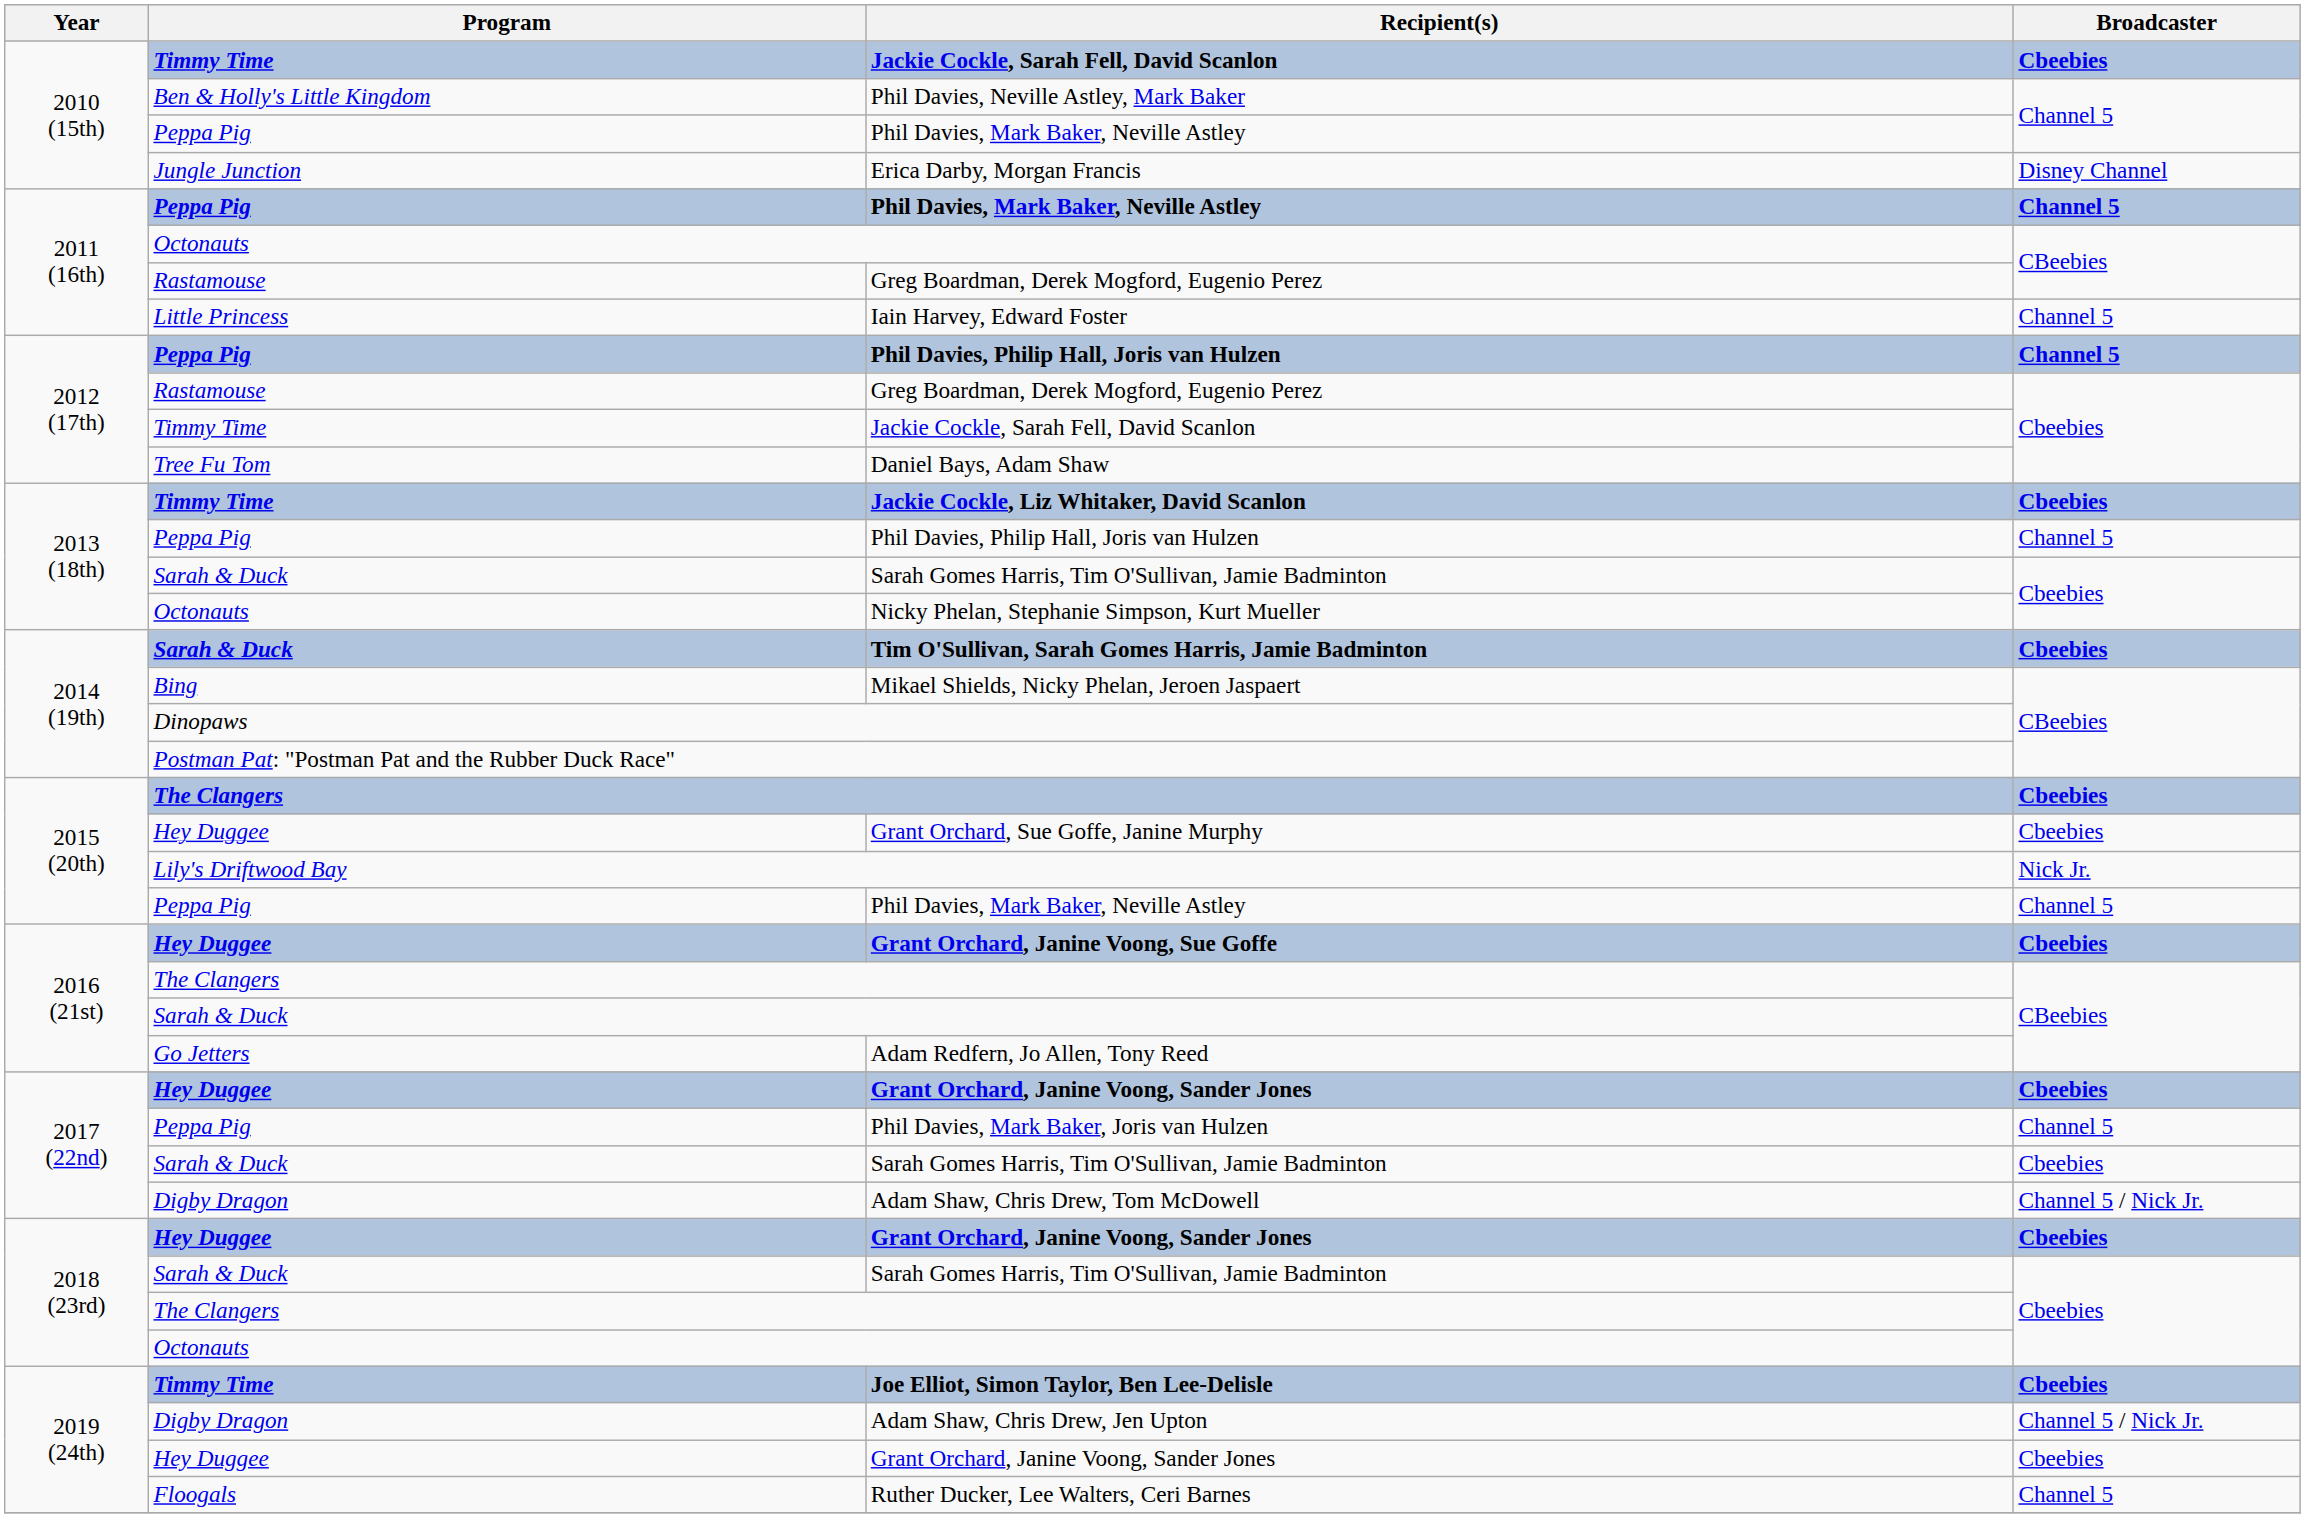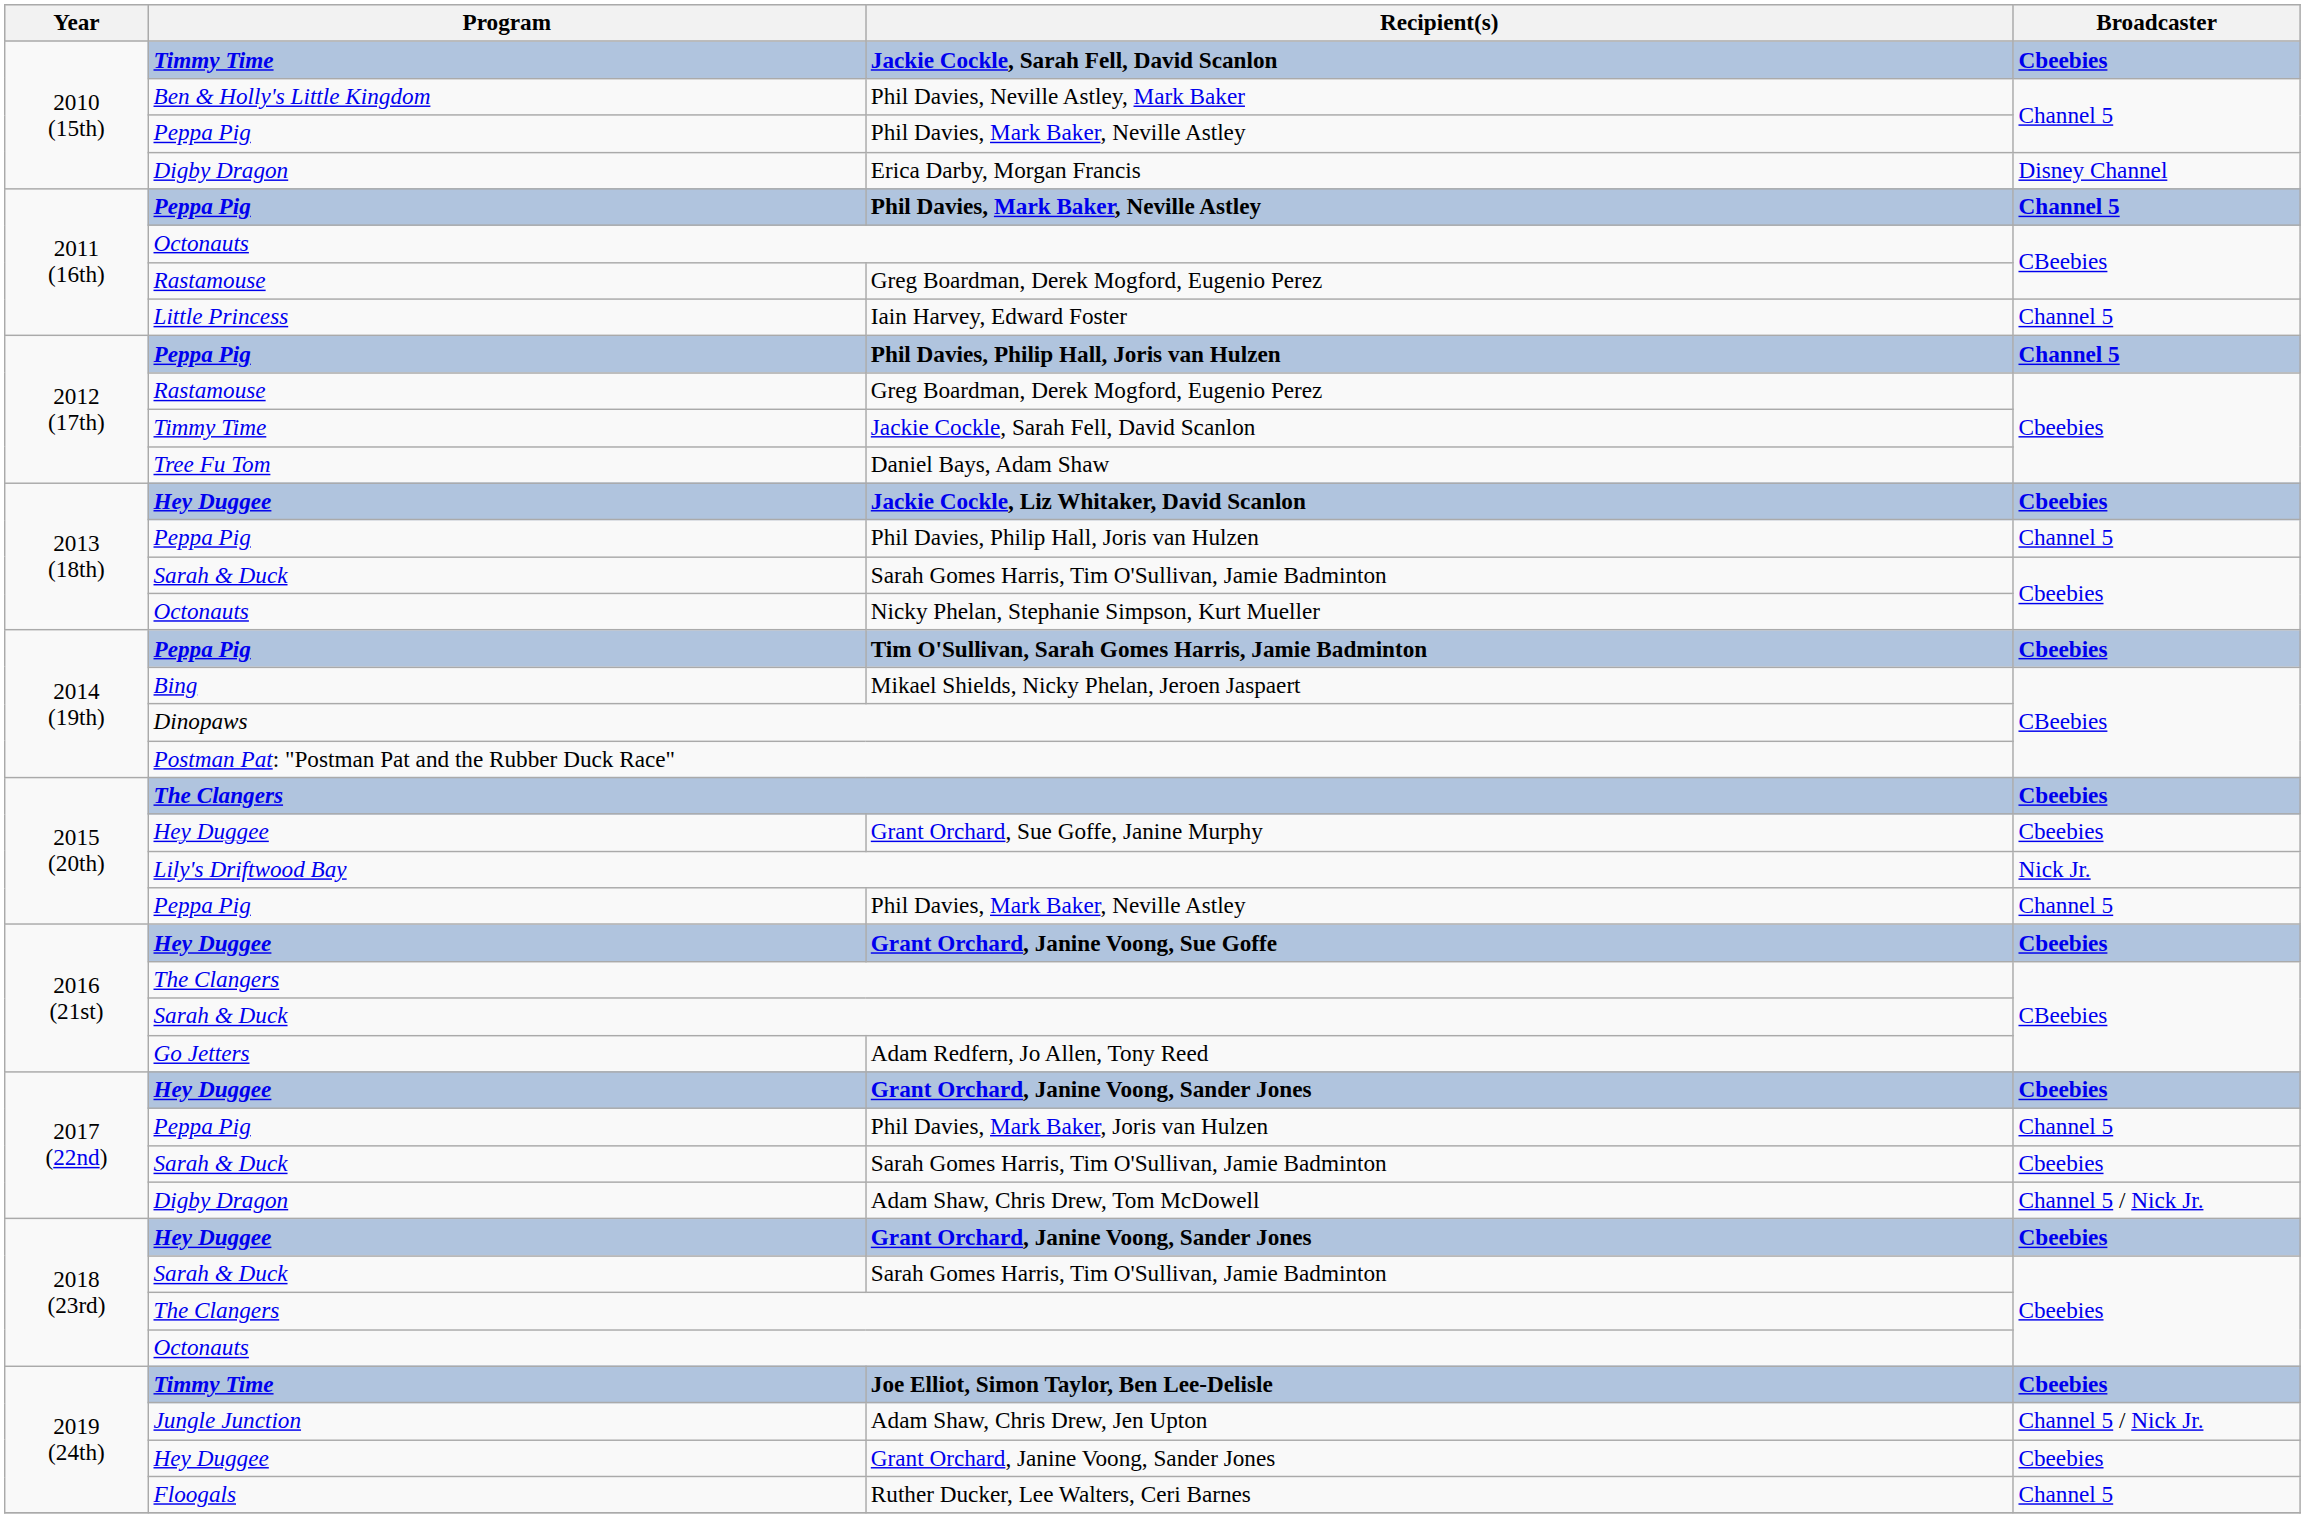(227, 170) Jungle Junction -> (221, 170) Digby Dragon
(214, 501) Timmy Time -> (212, 501) Hey Duggee
(223, 648) Sarah & Duck -> (202, 648) Peppa Pig
(221, 1421) Digby Dragon -> (227, 1421) Jungle Junction
